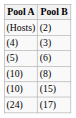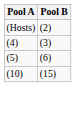- row: (45, 74)
- row: (48, 105)
